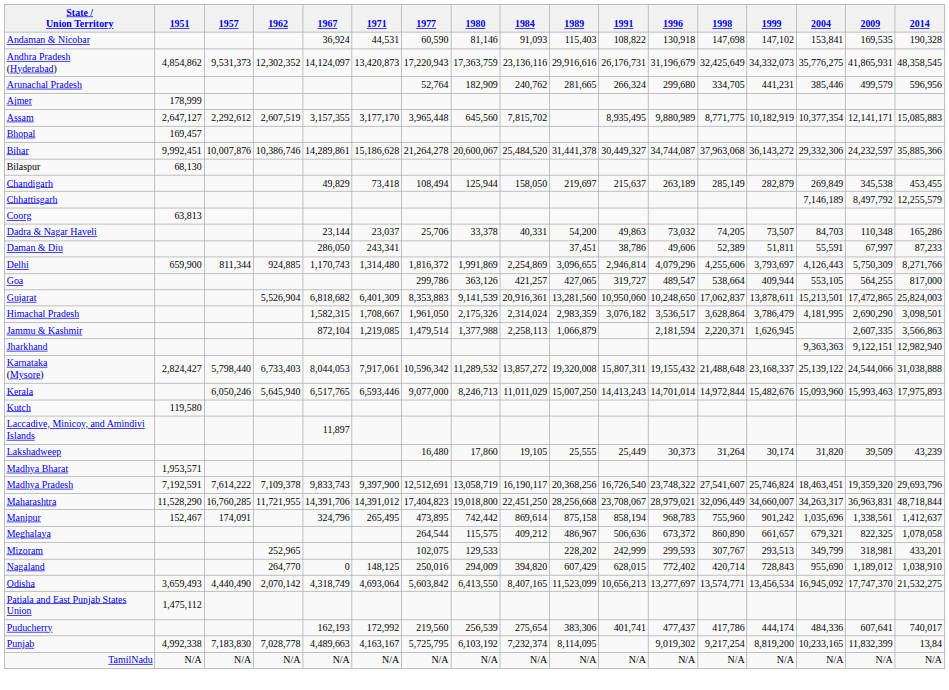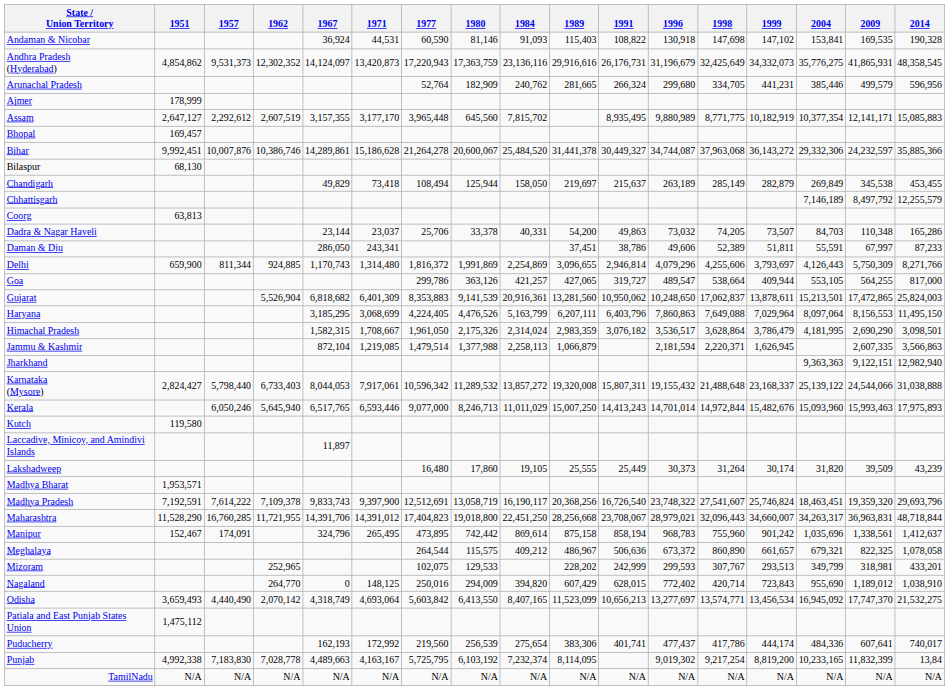(624, 297) 10,950,060 -> (624, 297) 10,950,062
+ row: (24, 314)
(722, 501) 32,096,449 -> (722, 517) 32,096,443
(778, 566) 728,843 -> (778, 583) 723,843
